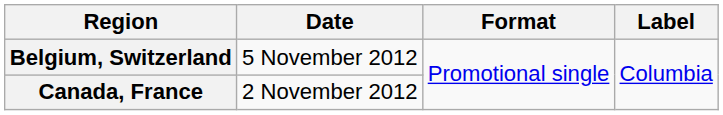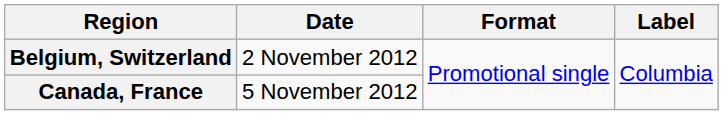(330, 57) 5 November 2012 -> (330, 57) 2 November 2012
(330, 92) 2 November 2012 -> (330, 92) 5 November 2012
